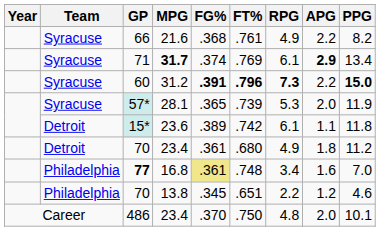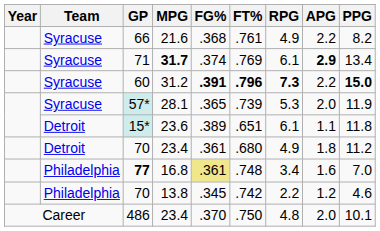(249, 126) .742 -> (249, 126) .651
(249, 193) .651 -> (249, 193) .742
